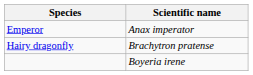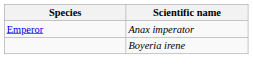- row: (40, 45)
